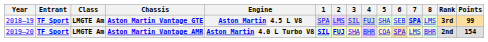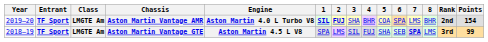rows swapped: (155, 21) <-> (155, 32)
